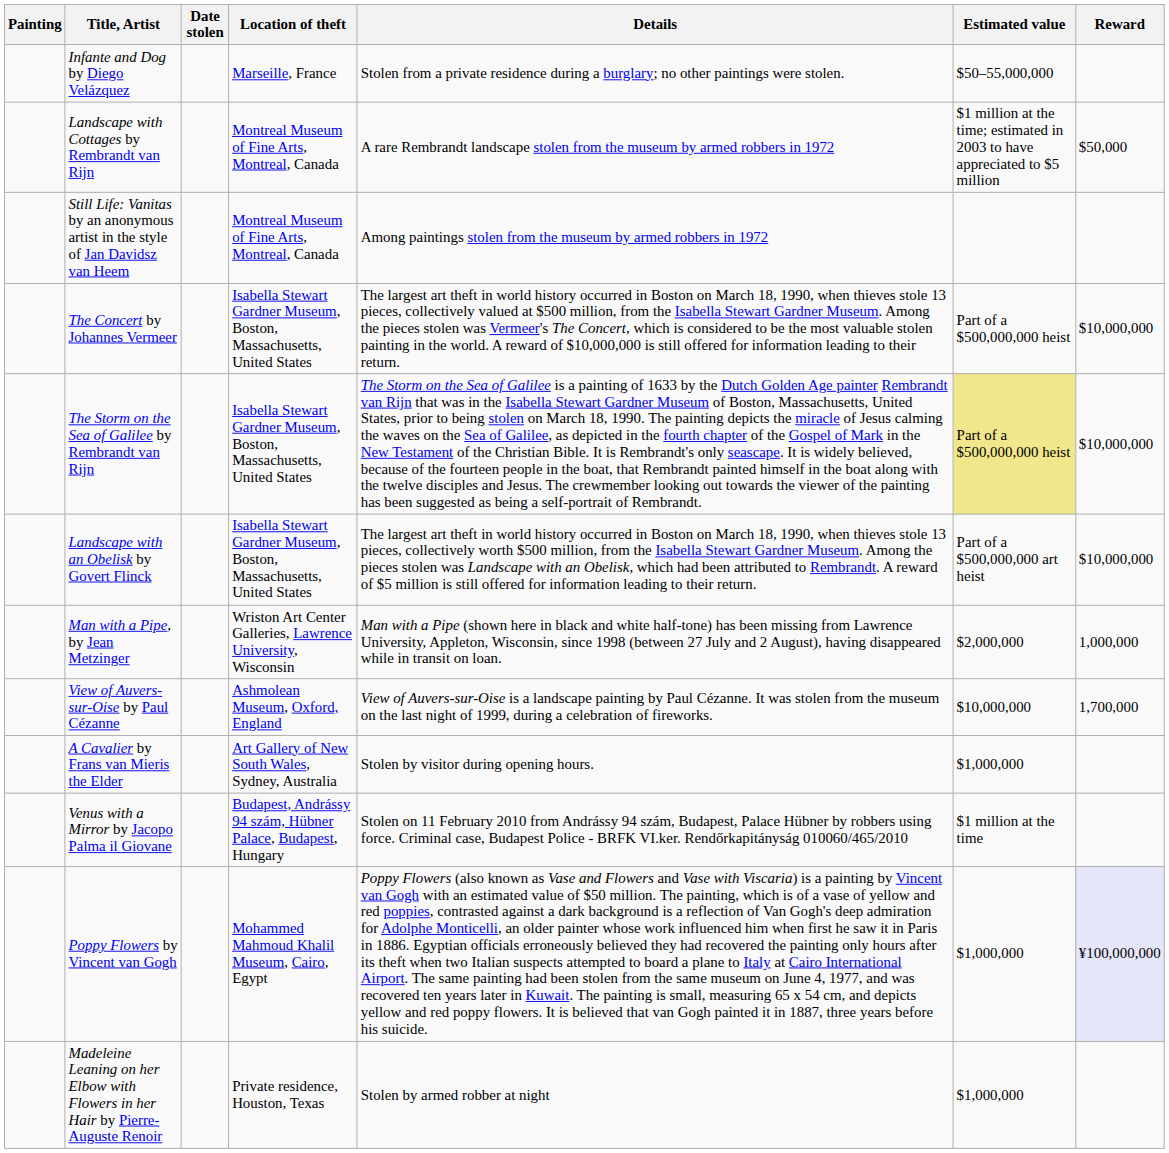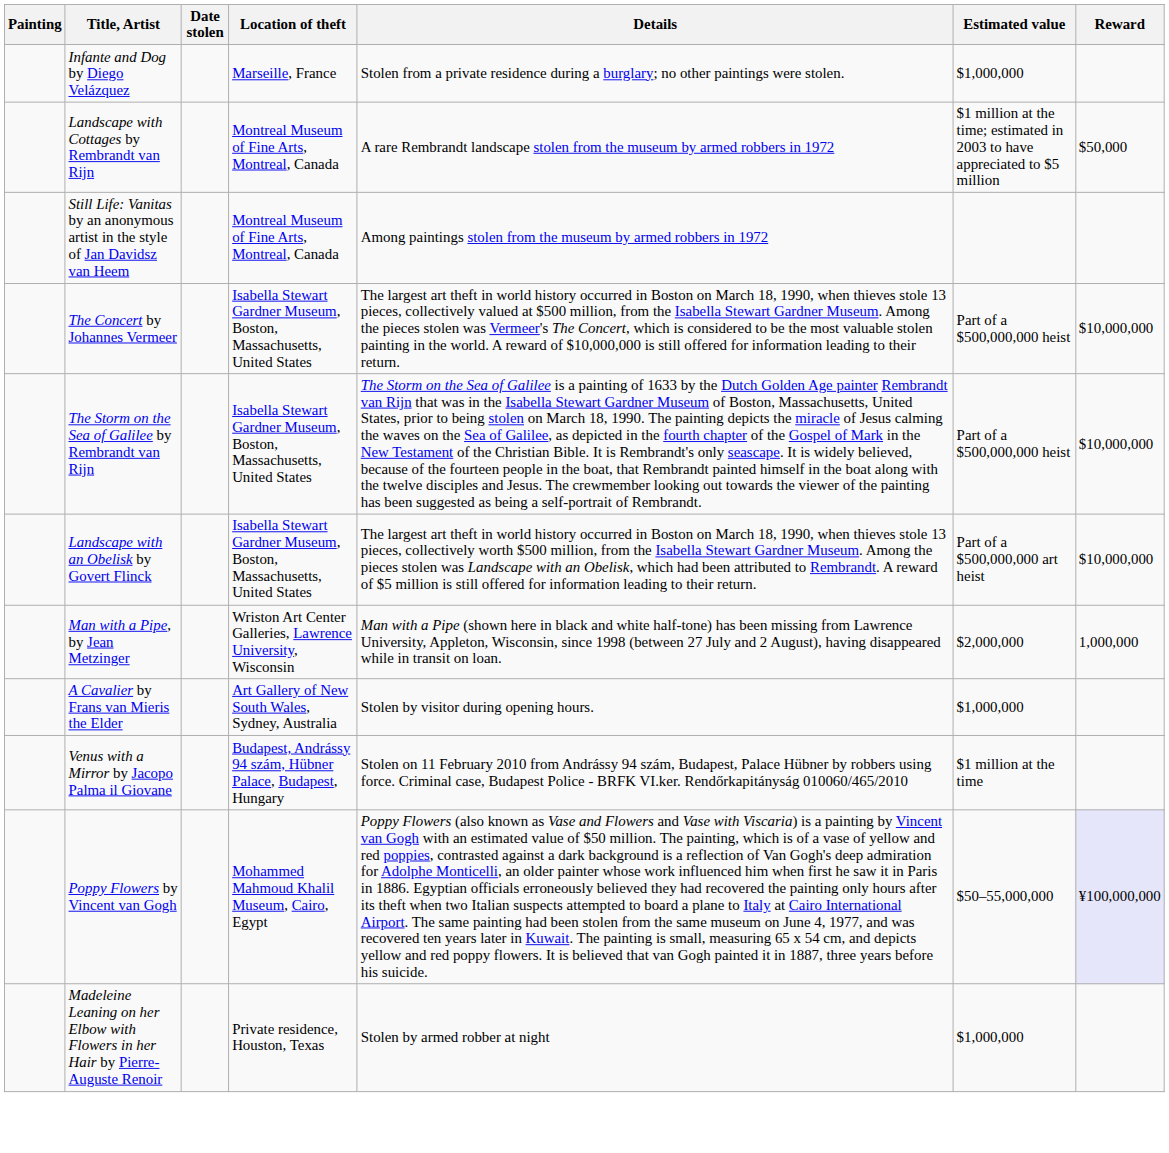(1005, 73) $50–55,000,000 -> (990, 73) $1,000,000
(1013, 443) khaki background -> (1013, 443) no background
- row: (118, 707)
(990, 953) $1,000,000 -> (1005, 896) $50–55,000,000
